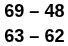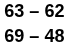rows swapped: (34, 11) <-> (34, 35)
